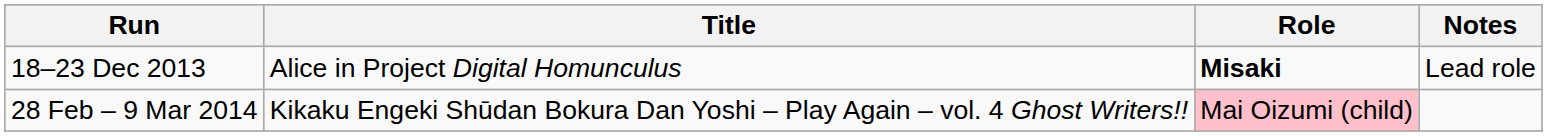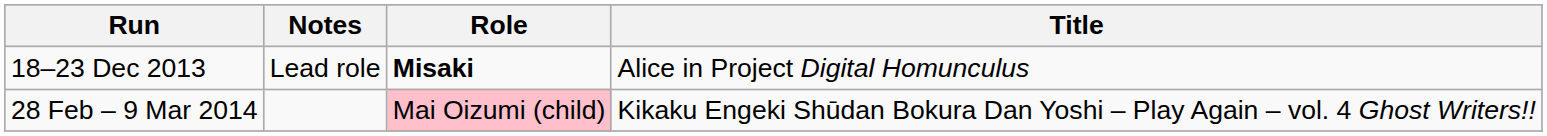columns swapped: (729, 25) <-> (1480, 25)
